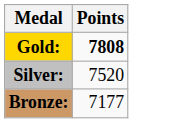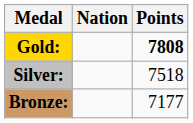+ column: (102, 18)
(106, 74) 7520 -> (166, 74) 7518
